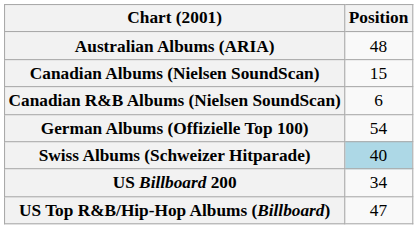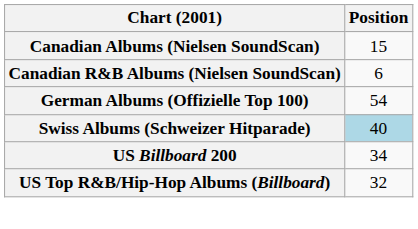- row: (175, 45)
(379, 210) 47 -> (379, 182) 32
